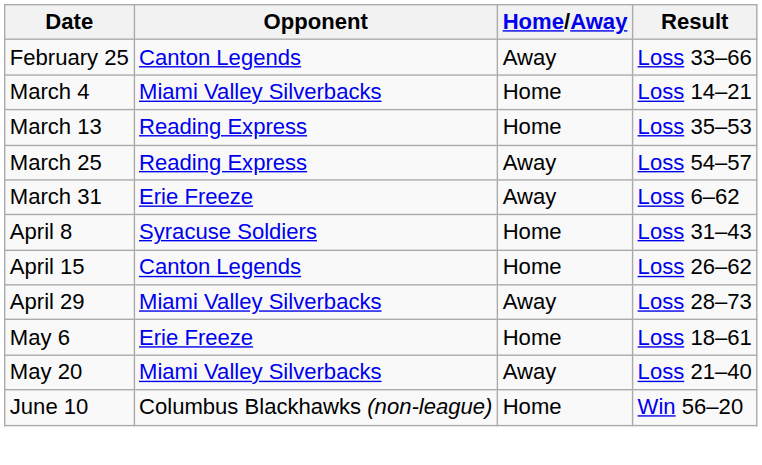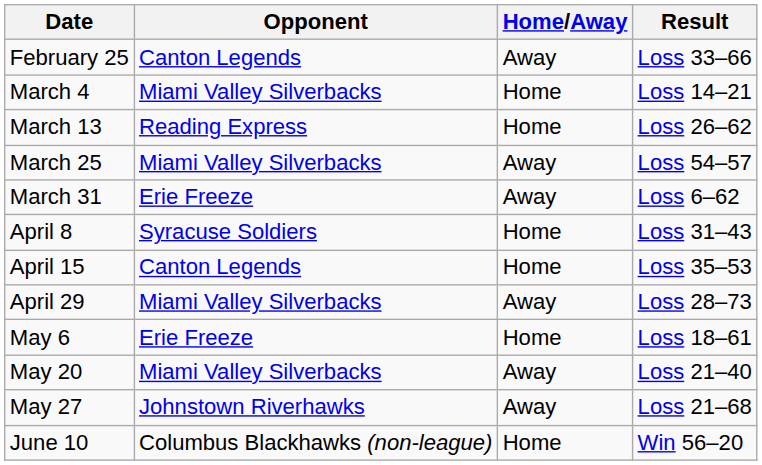(695, 127) Loss 35–53 -> (695, 127) Loss 26–62
(223, 162) Reading Express -> (260, 162) Miami Valley Silverbacks
(695, 267) Loss 26–62 -> (695, 267) Loss 35–53
+ row: (46, 407)
